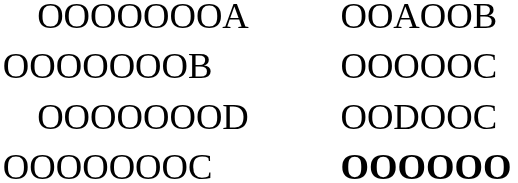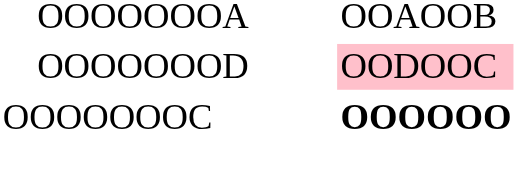- row: (108, 66)
(419, 116) no background -> (419, 66) pink background
